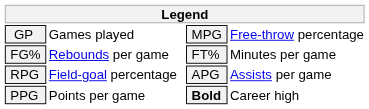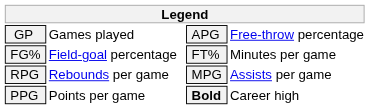(207, 34) MPG -> (206, 34) APG
(109, 55) Rebounds per game -> (113, 55) Field-goal percentage
(113, 75) Field-goal percentage -> (109, 75) Rebounds per game
(206, 75) APG -> (207, 75) MPG
